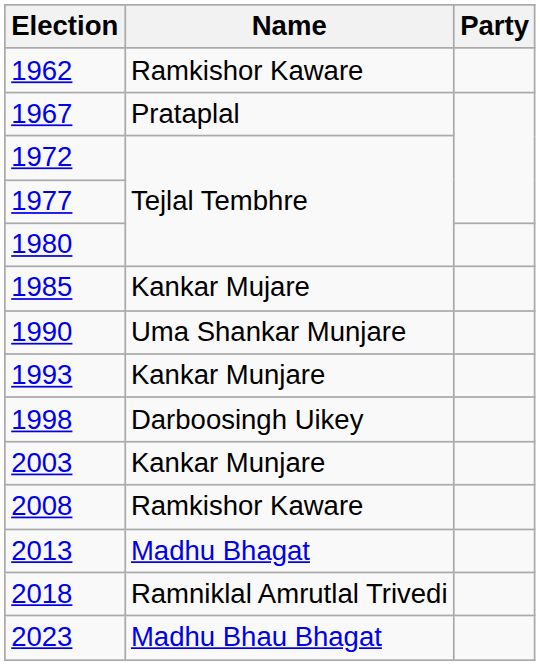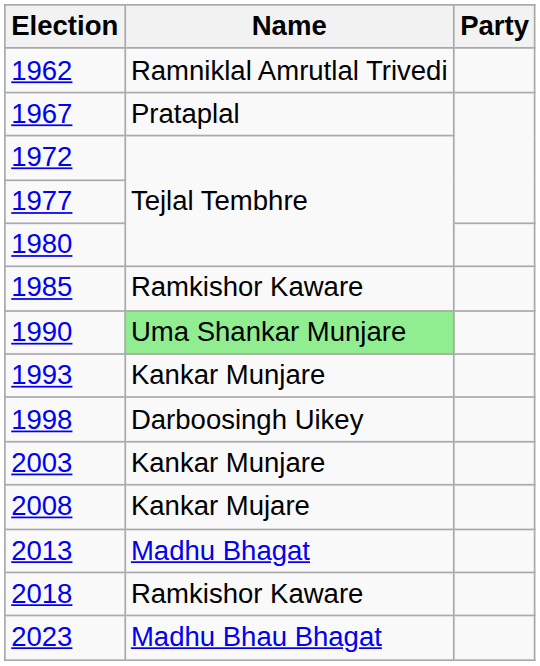(247, 69) Ramkishor Kaware -> (289, 69) Ramniklal Amrutlal Trivedi
(220, 288) Kankar Mujare -> (247, 288) Ramkishor Kaware
(269, 331) no background -> (269, 331) lightgreen background
(247, 506) Ramkishor Kaware -> (220, 506) Kankar Mujare
(289, 593) Ramniklal Amrutlal Trivedi -> (247, 593) Ramkishor Kaware
